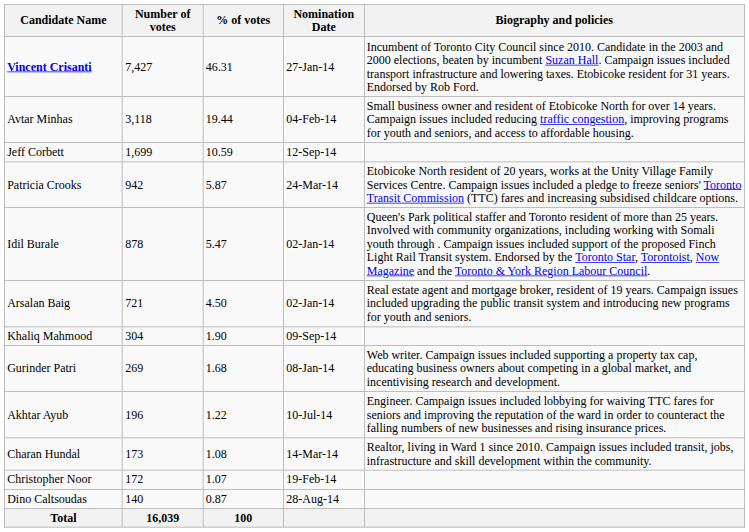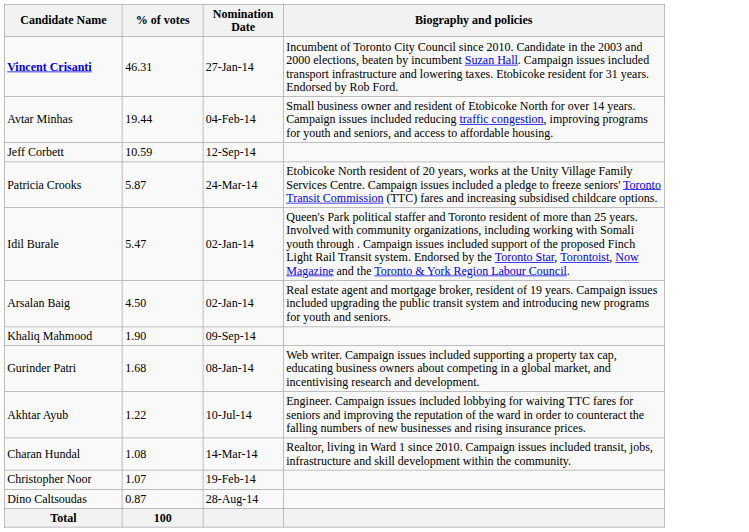- column: (163, 20)
